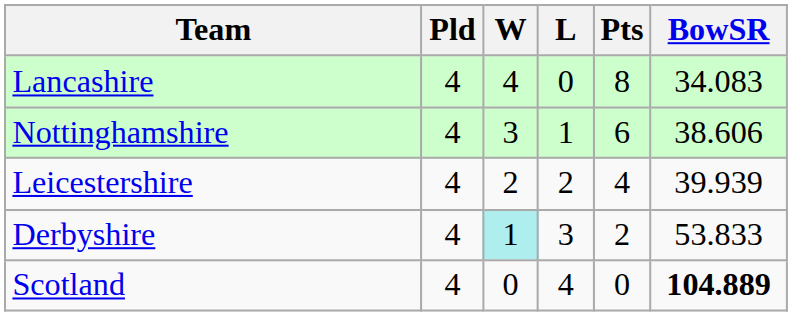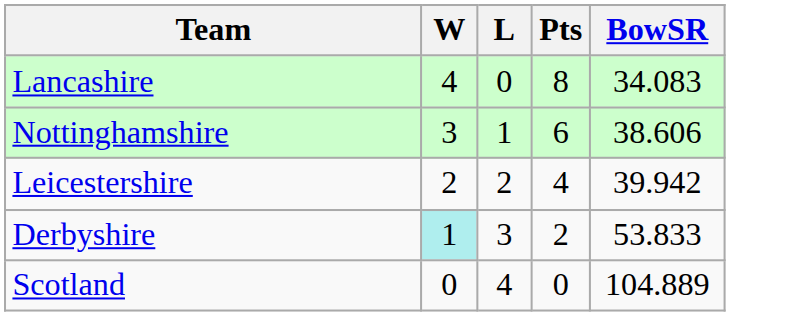- column: (452, 30)
(719, 183) 39.939 -> (657, 183) 39.942
(719, 285) bold -> (657, 285) normal
